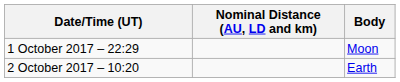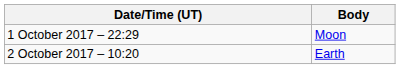- column: (268, 22)
